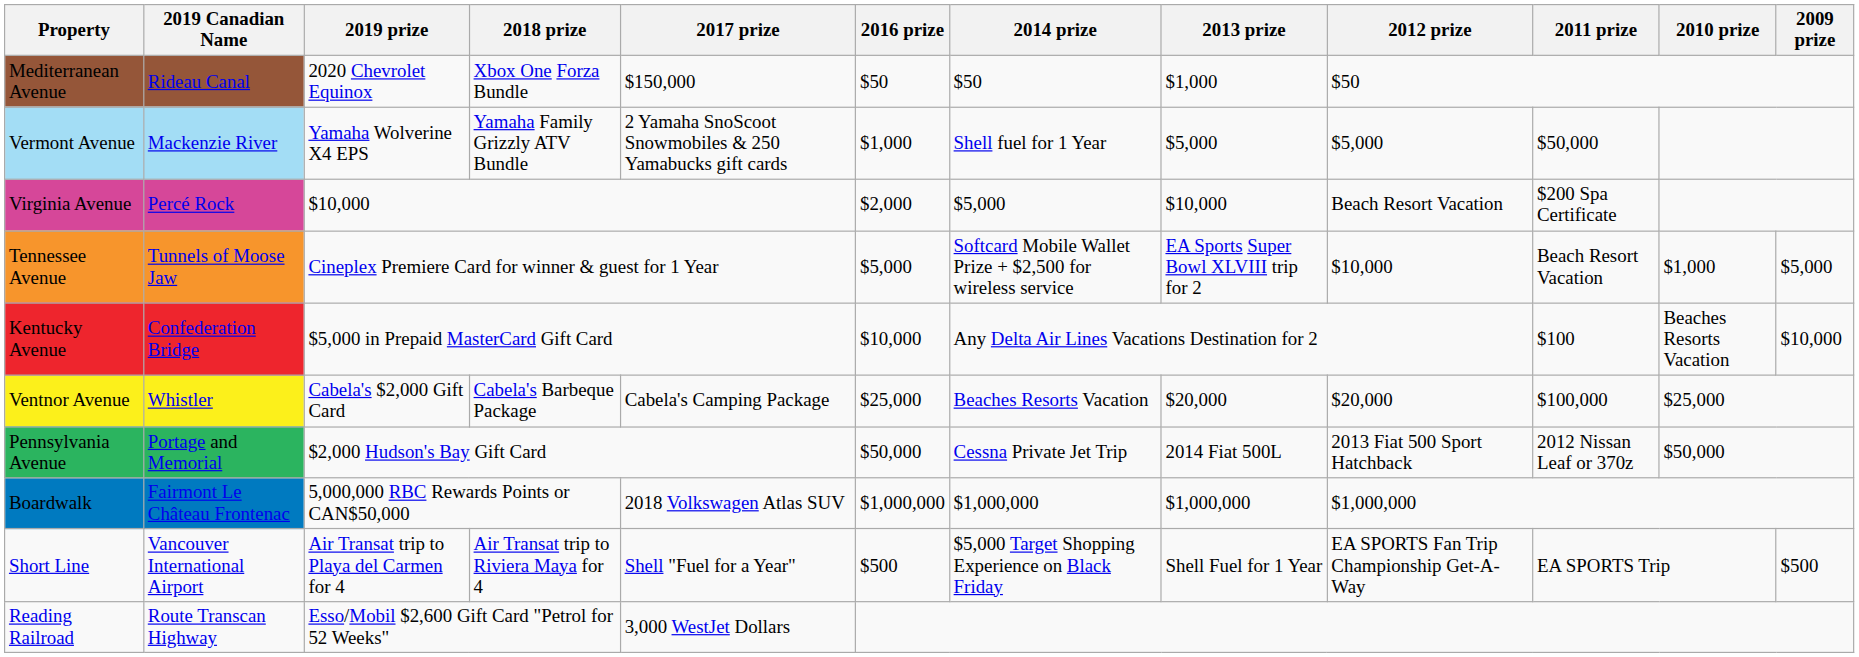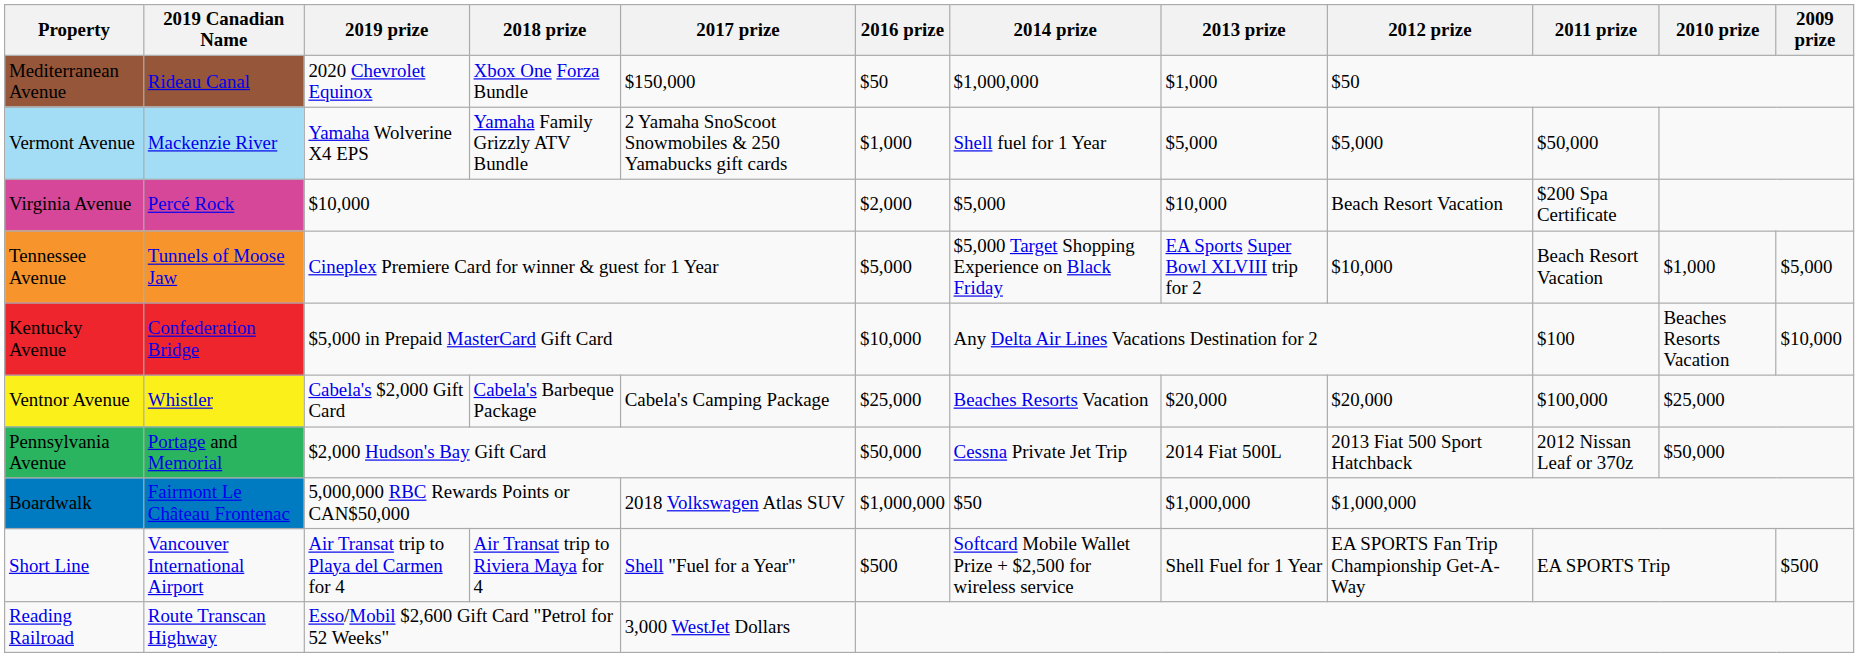(968, 81) $50 -> (996, 81) $1,000,000
(1042, 266) Softcard Mobile Wallet Prize + $2,500 for wireless service -> (1044, 266) $5,000 Target Shopping Experience on Black Friday
(996, 503) $1,000,000 -> (968, 503) $50
(1044, 565) $5,000 Target Shopping Experience on Black Friday -> (1042, 565) Softcard Mobile Wallet Prize + $2,500 for wireless service
